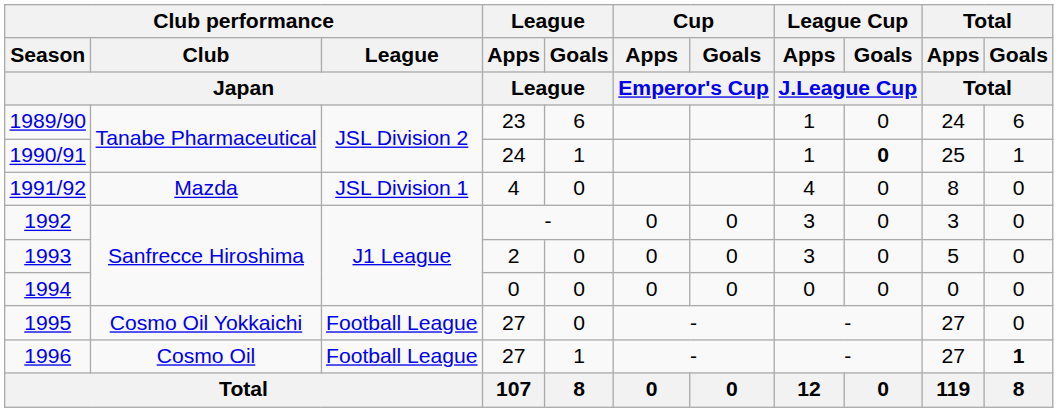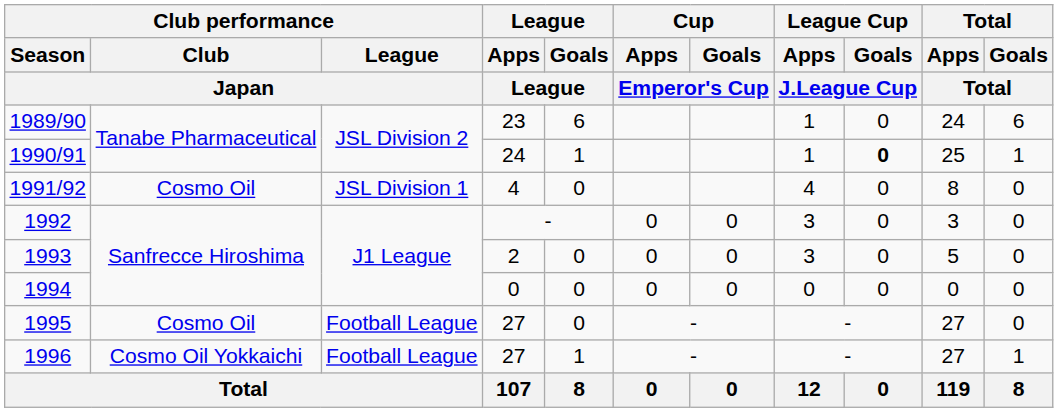(206, 188) Mazda -> (206, 188) Cosmo Oil
(206, 322) Cosmo Oil Yokkaichi -> (206, 322) Cosmo Oil
(206, 356) Cosmo Oil -> (206, 356) Cosmo Oil Yokkaichi
(1019, 356) bold -> (1019, 356) normal
